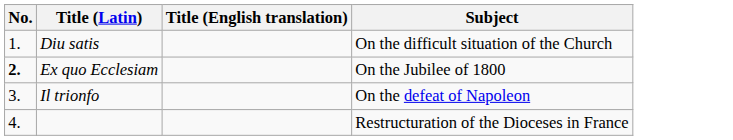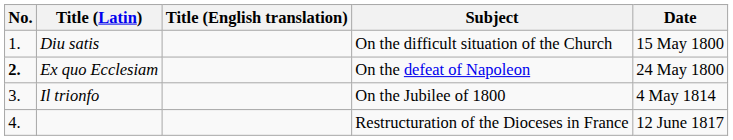+ column: (680, 17)
(430, 69) On the Jubilee of 1800 -> (443, 69) On the defeat of Napoleon
(443, 95) On the defeat of Napoleon -> (430, 95) On the Jubilee of 1800
